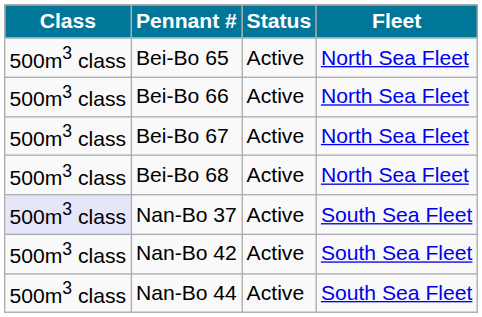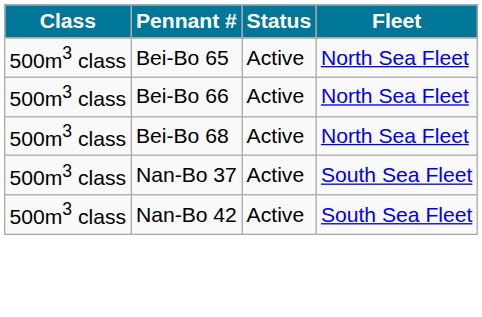- row: (182, 136)
(68, 214) lavender background -> (68, 175) no background
- row: (186, 292)
